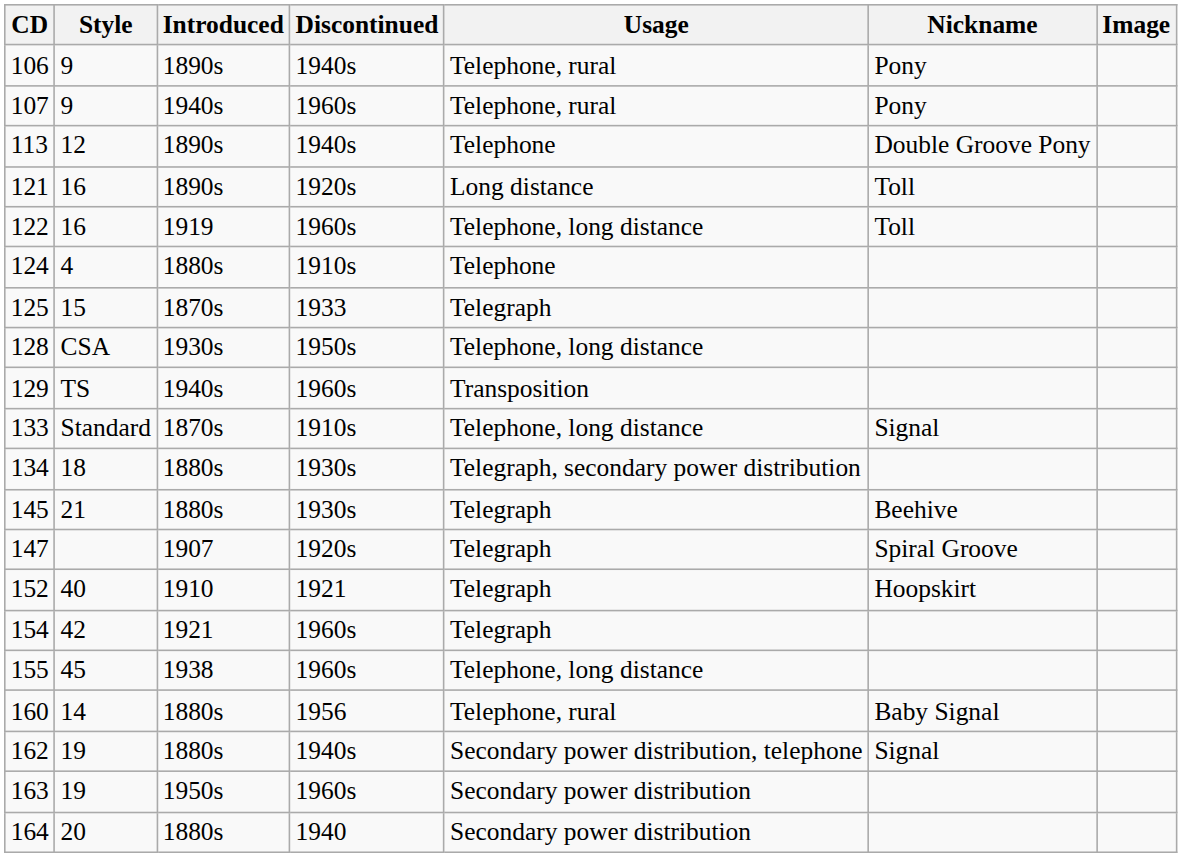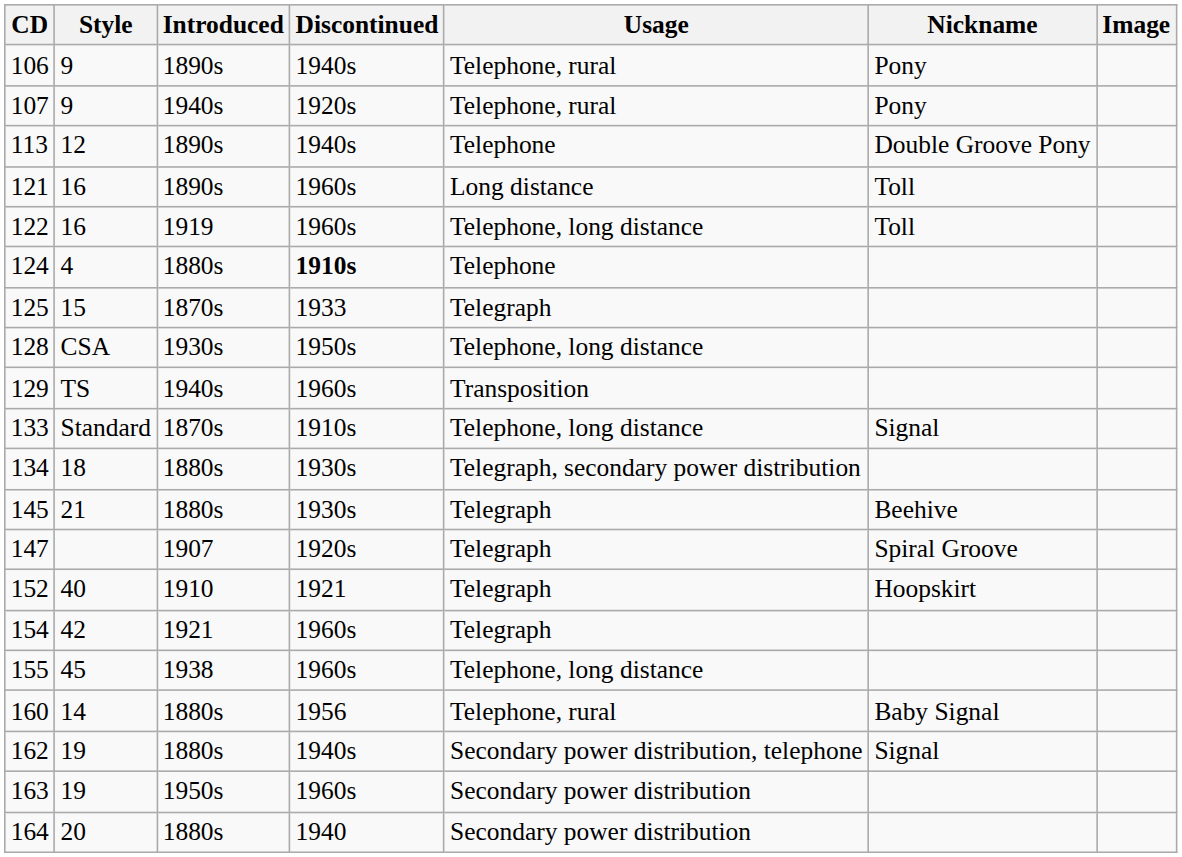(326, 105) 1960s -> (326, 105) 1920s
(326, 186) 1920s -> (326, 186) 1960s
(326, 266) normal -> (326, 266) bold
